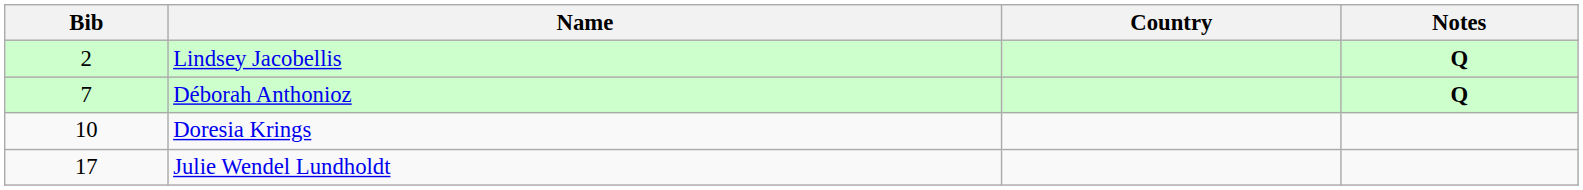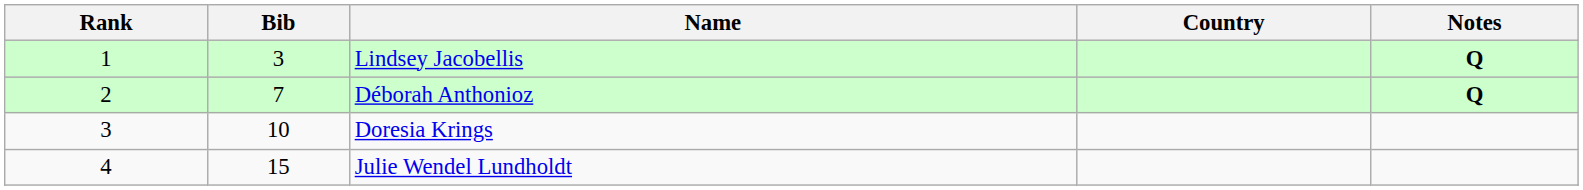+ column: (106, 22)
(86, 58) 2 -> (278, 58) 3
(86, 166) 17 -> (278, 166) 15
